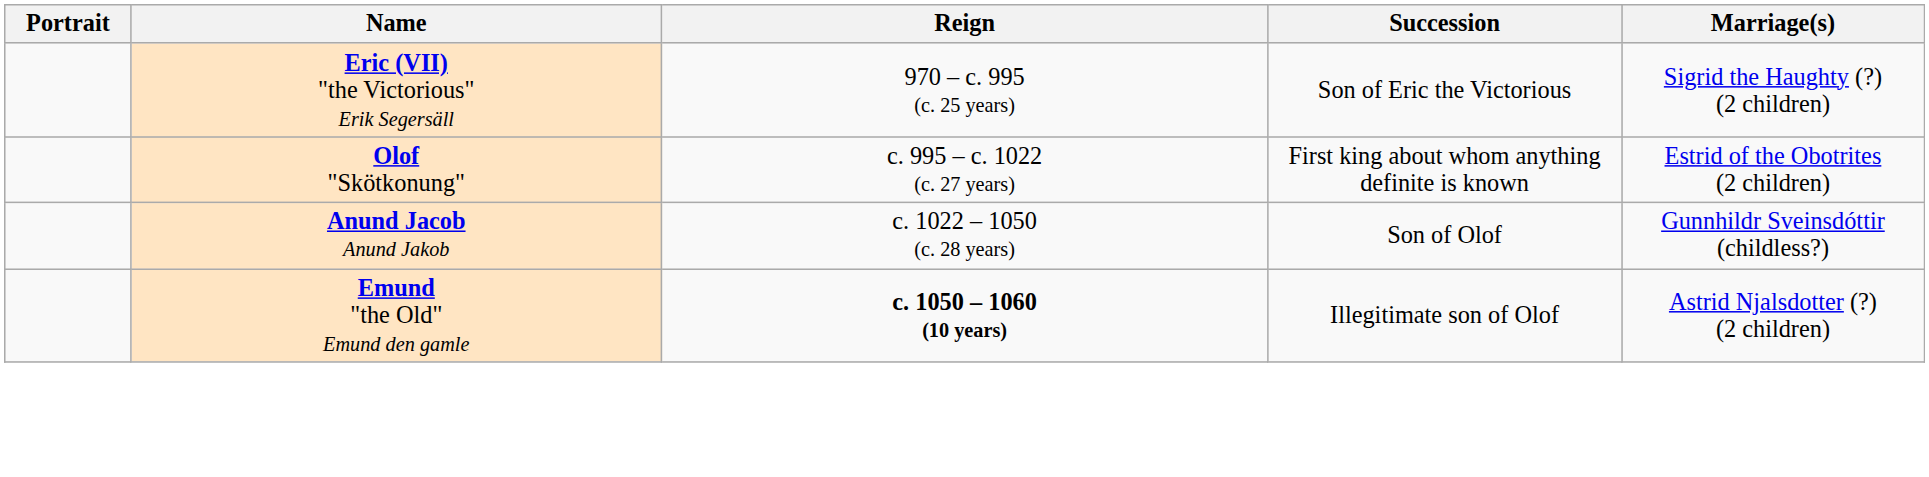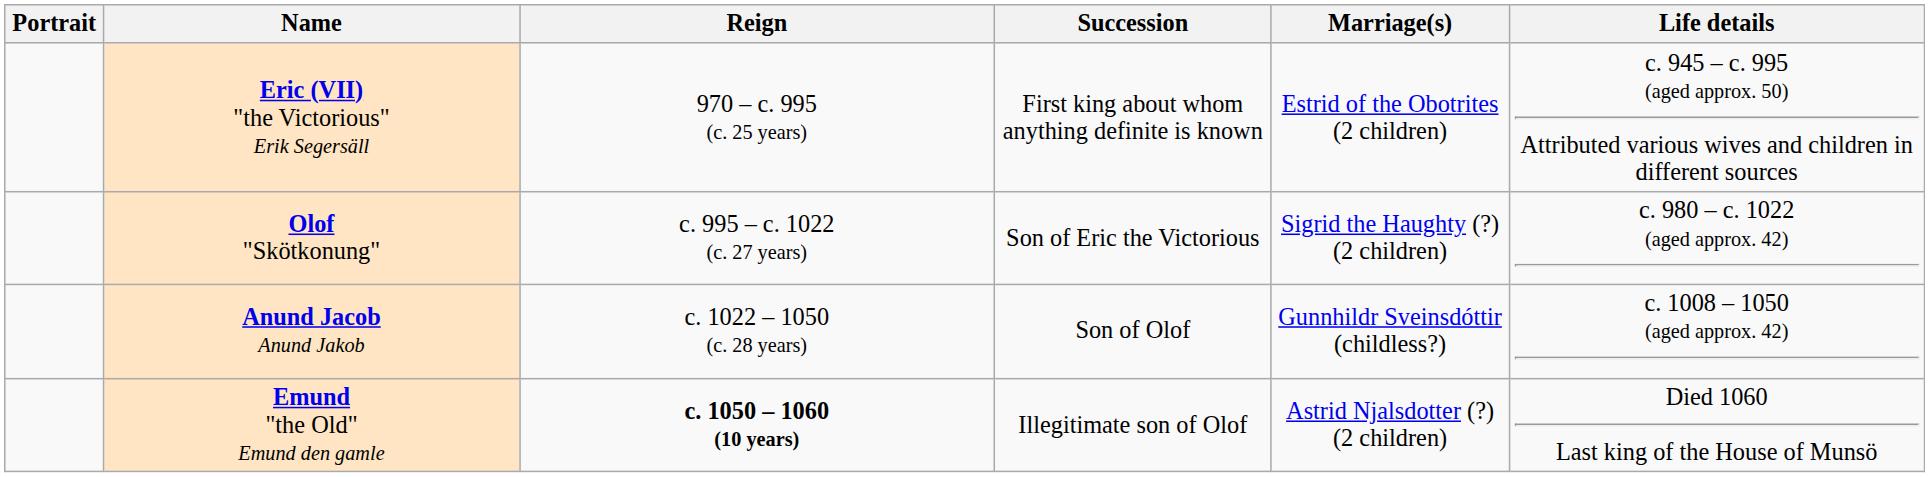+ column: (1717, 23)
(1445, 89) Son of Eric the Victorious -> (1133, 117) First king about whom anything definite is known
(1773, 89) Sigrid the Haughty (?) (2 children) -> (1390, 117) Estrid of the Obotrites (2 children)
(1445, 169) First king about whom anything definite is known -> (1133, 237) Son of Eric the Victorious
(1773, 169) Estrid of the Obotrites (2 children) -> (1390, 237) Sigrid the Haughty (?) (2 children)
